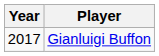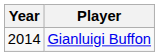(24, 39) 2017 -> (24, 39) 2014
